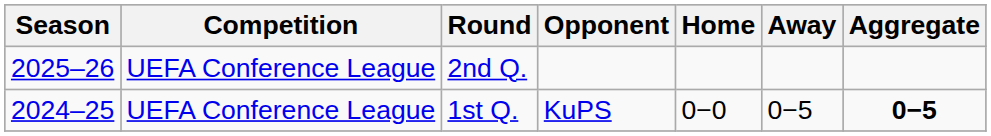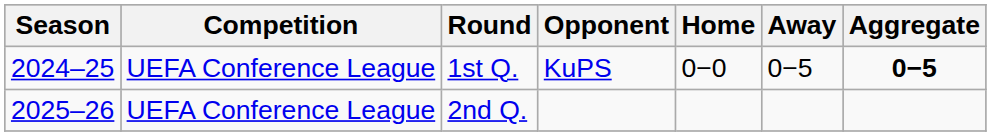rows swapped: (483, 109) <-> (487, 67)
